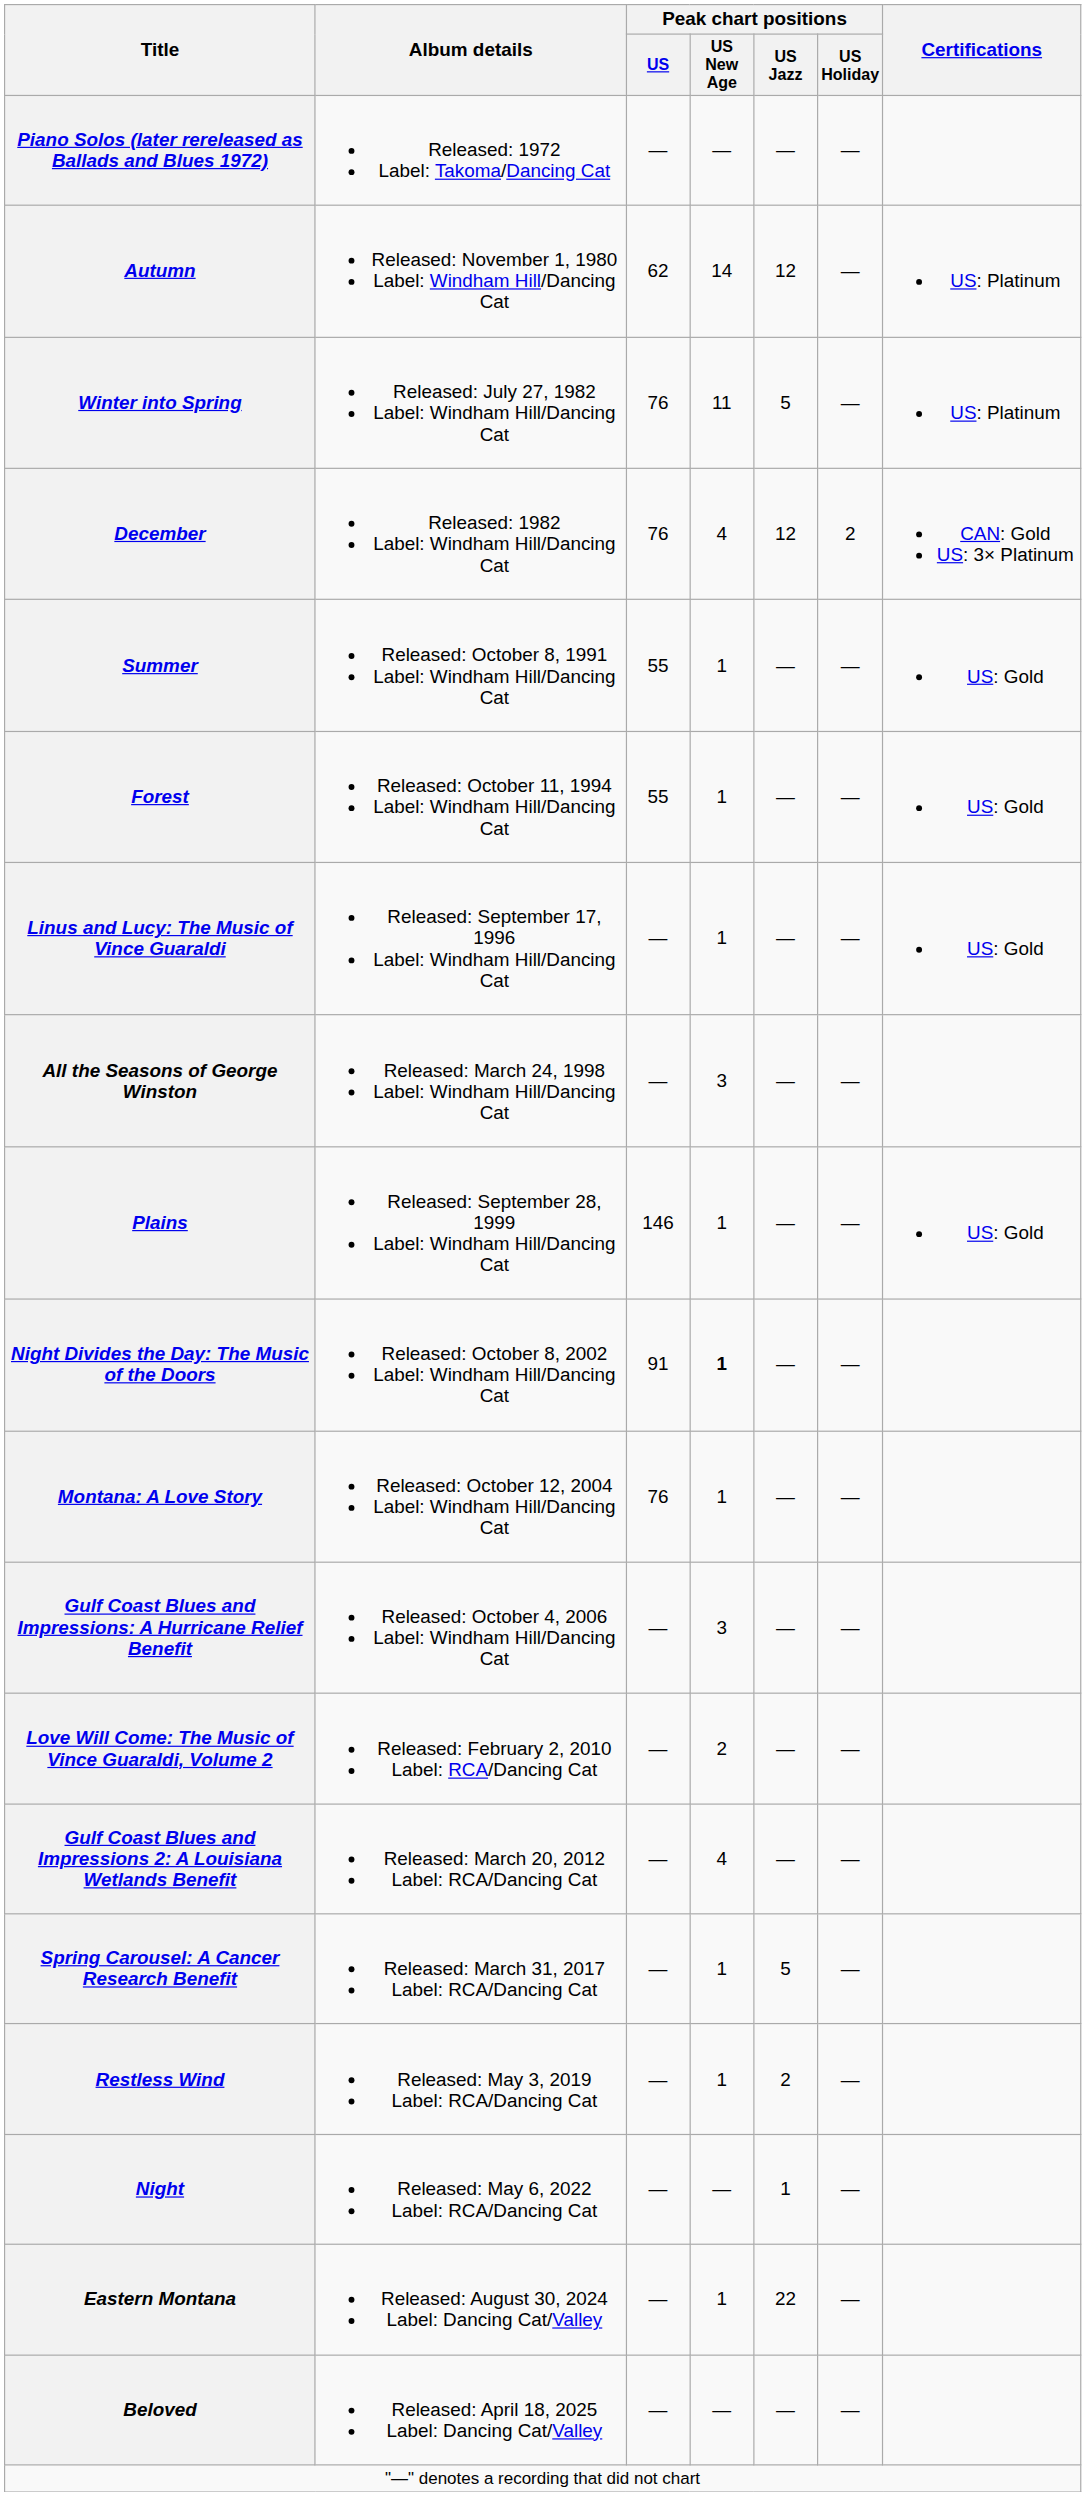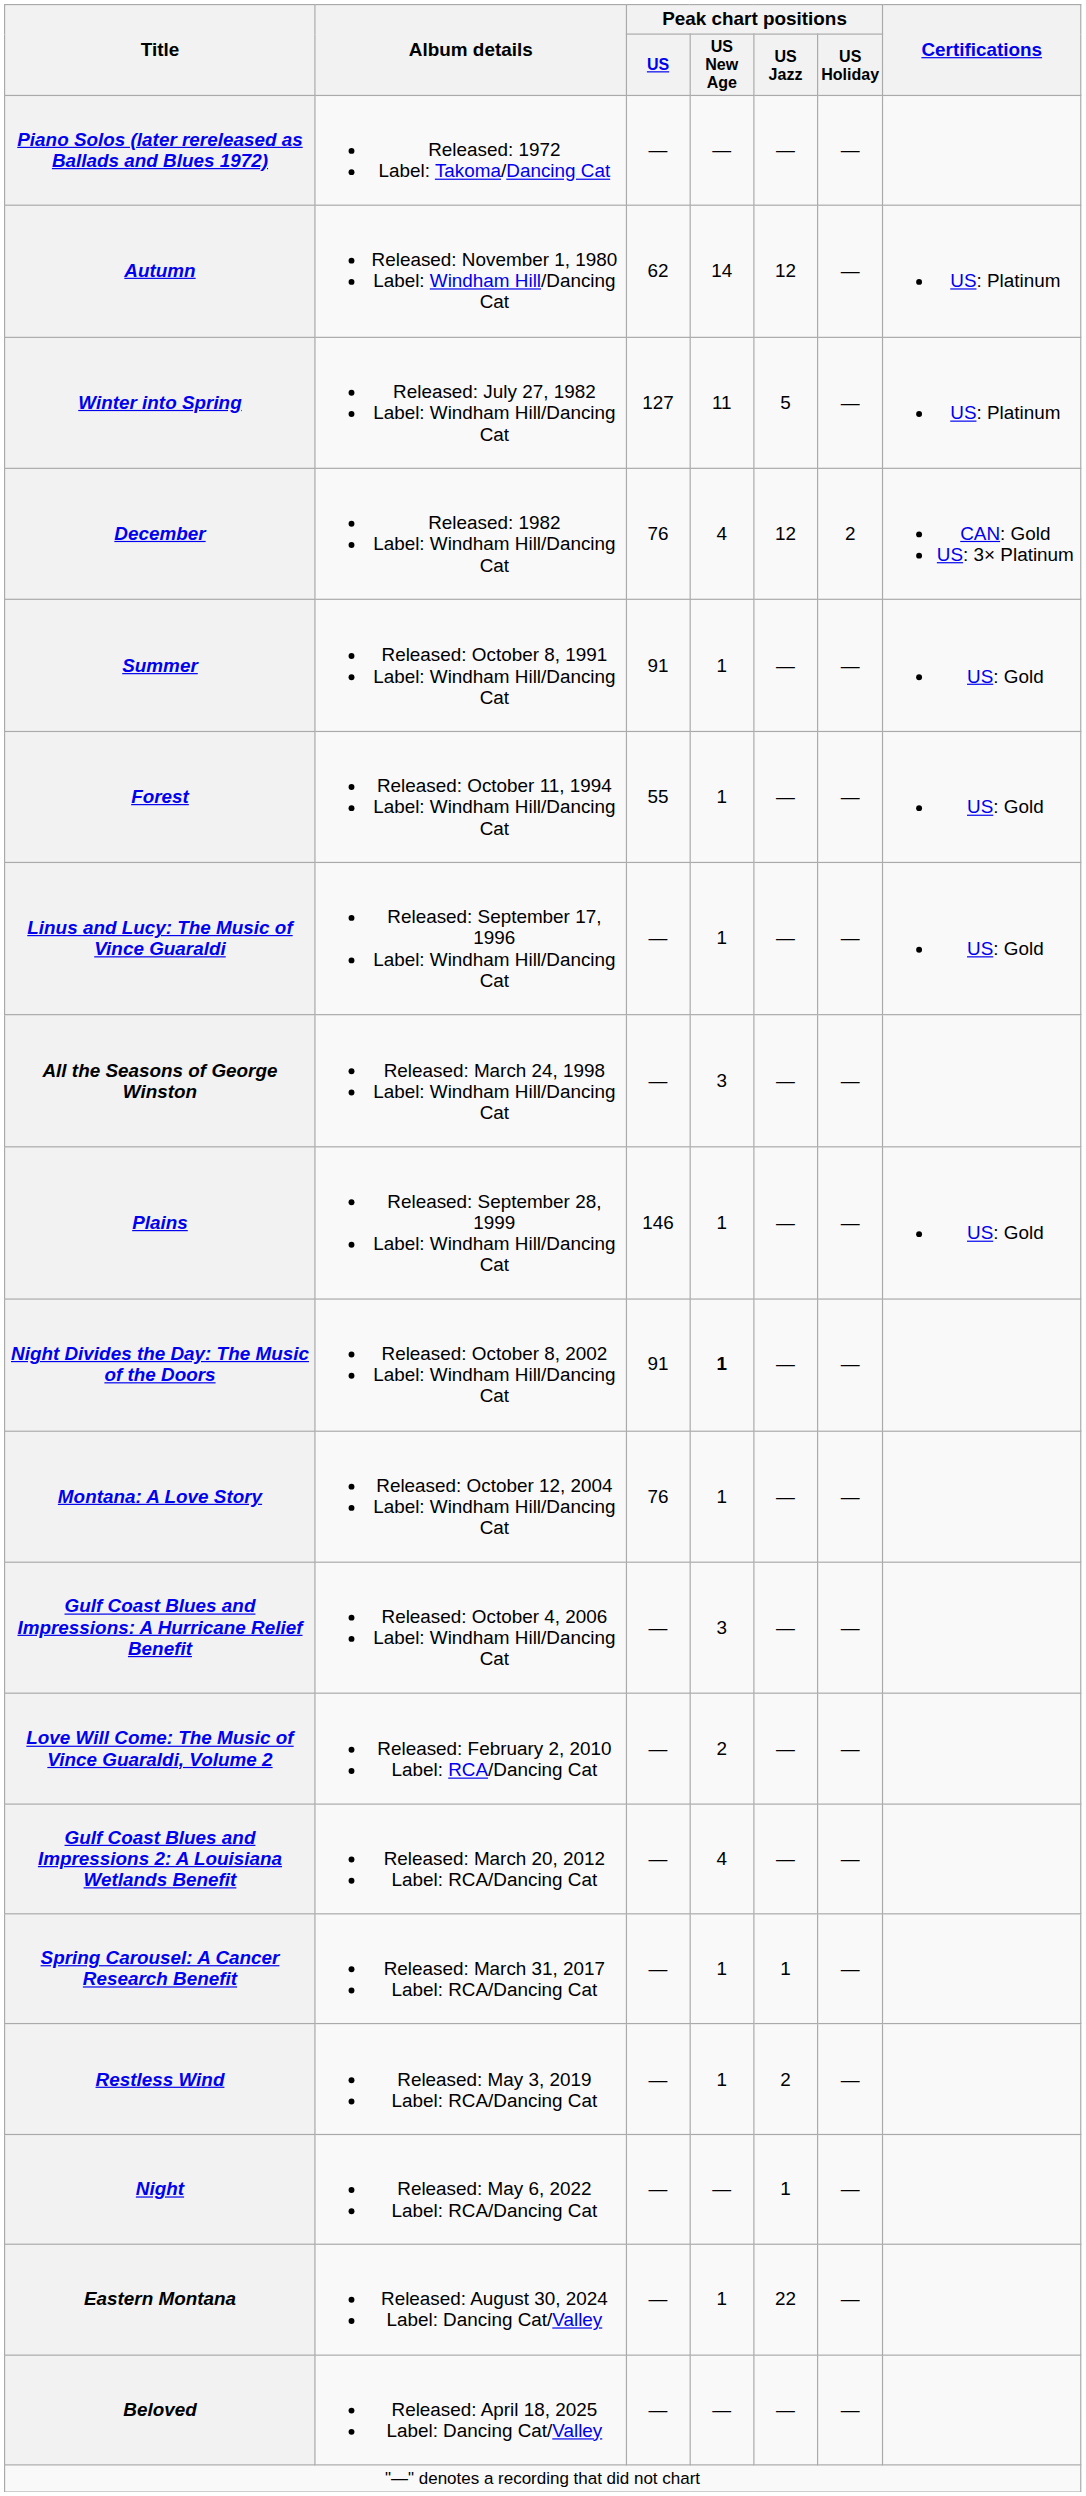(658, 402) 76 -> (658, 402) 127
(658, 665) 55 -> (658, 665) 91
(786, 1968) 5 -> (786, 1968) 1
